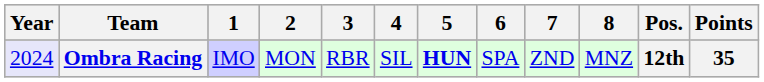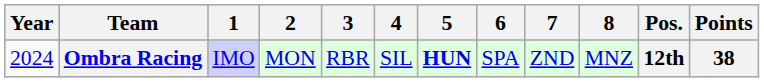(32, 57) lavender background -> (32, 57) no background
(724, 57) 35 -> (724, 57) 38
